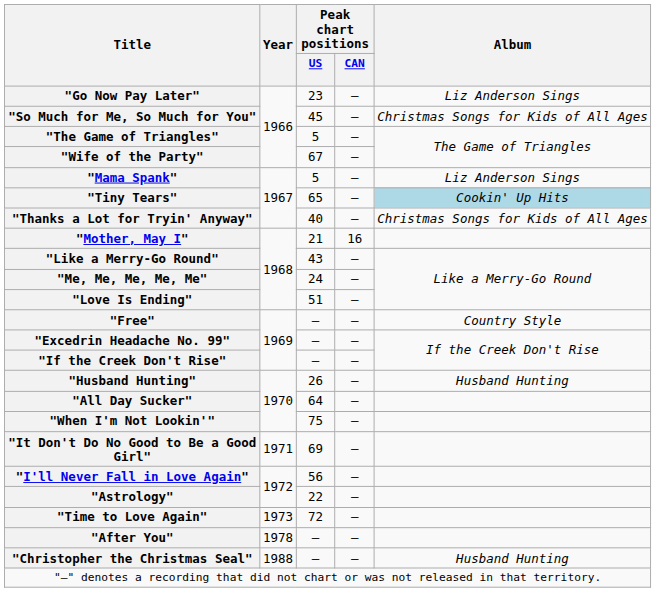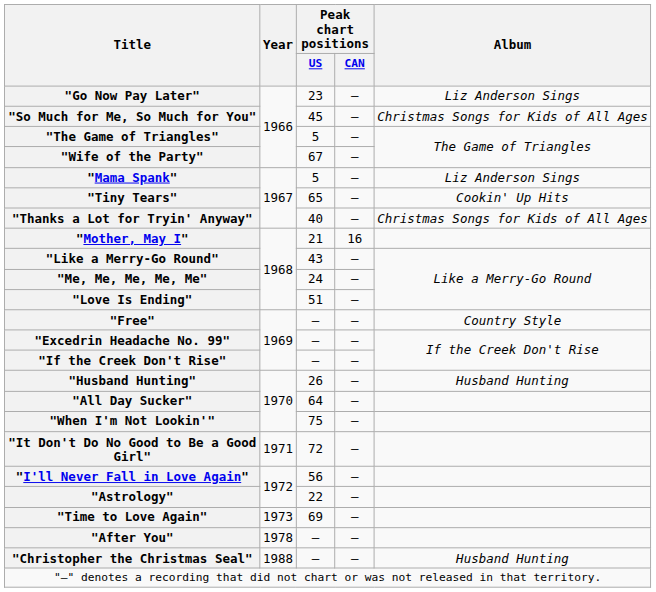(512, 198) lightblue background -> (512, 198) no background
(316, 449) 69 -> (316, 449) 72
(316, 517) 72 -> (316, 517) 69
